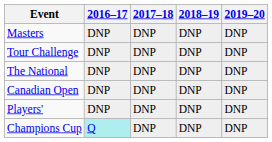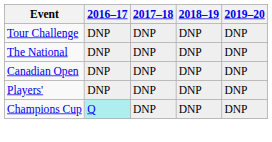- row: (25, 33)
